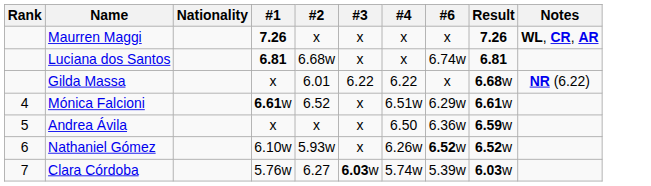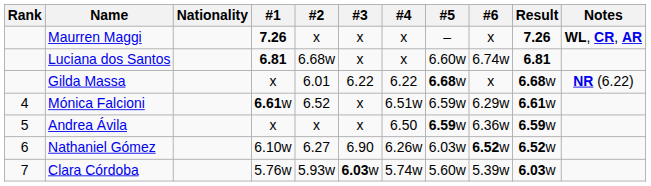+ column: (447, 15)
(317, 147) 5.93w -> (317, 147) 6.27
(360, 147) x -> (360, 147) 6.90
(317, 170) 6.27 -> (317, 170) 5.93w
